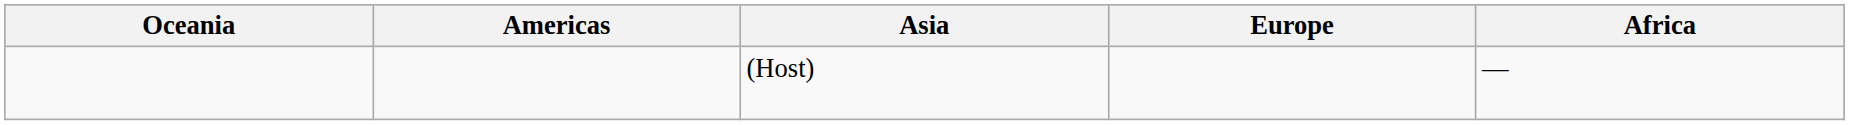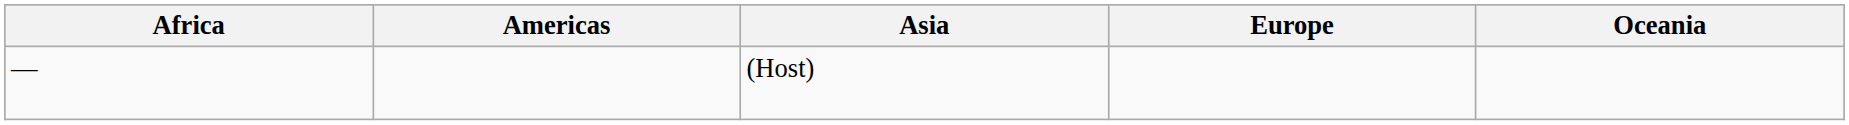columns swapped: (1660, 25) <-> (189, 25)
